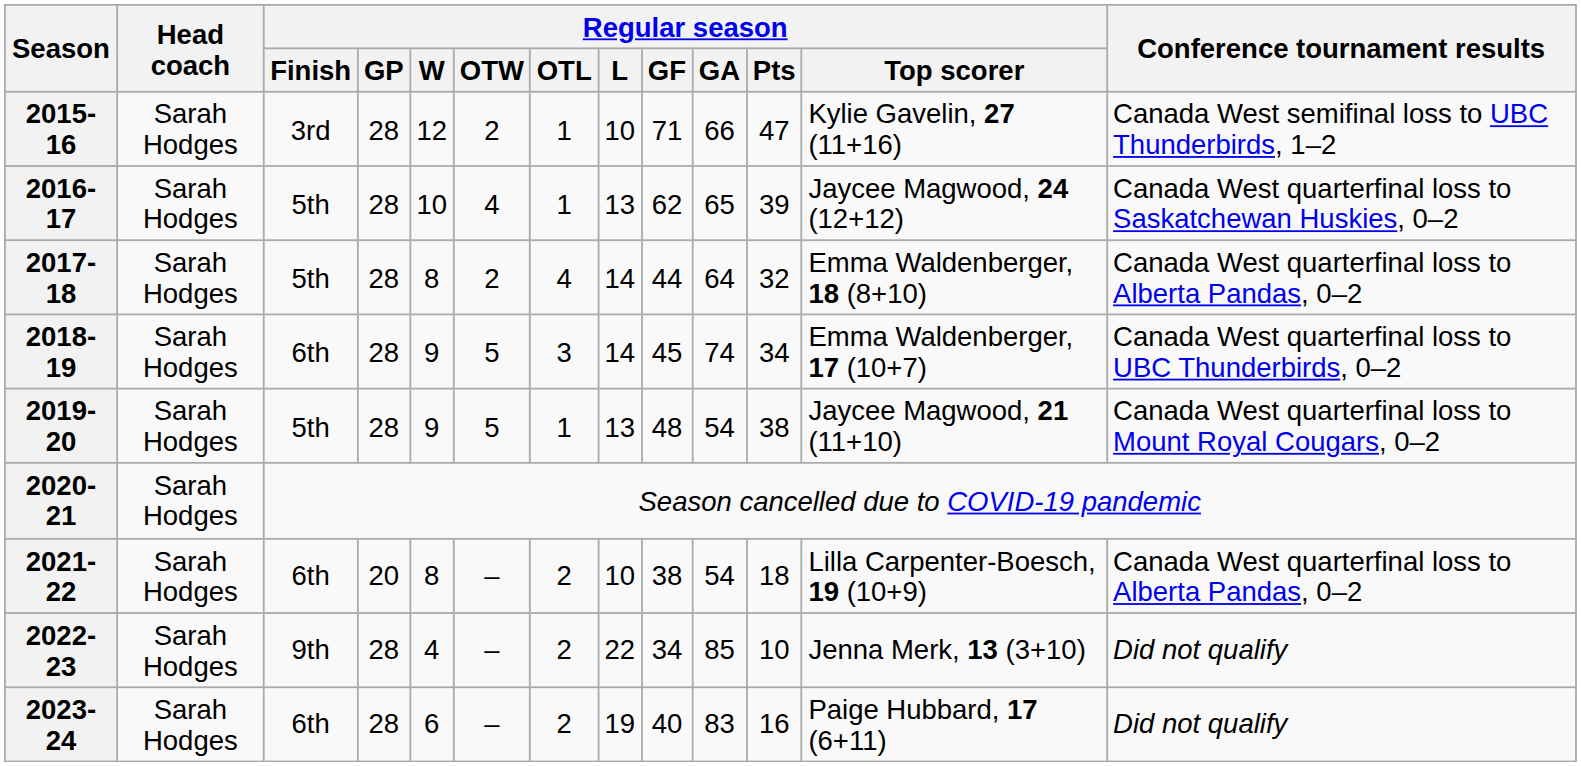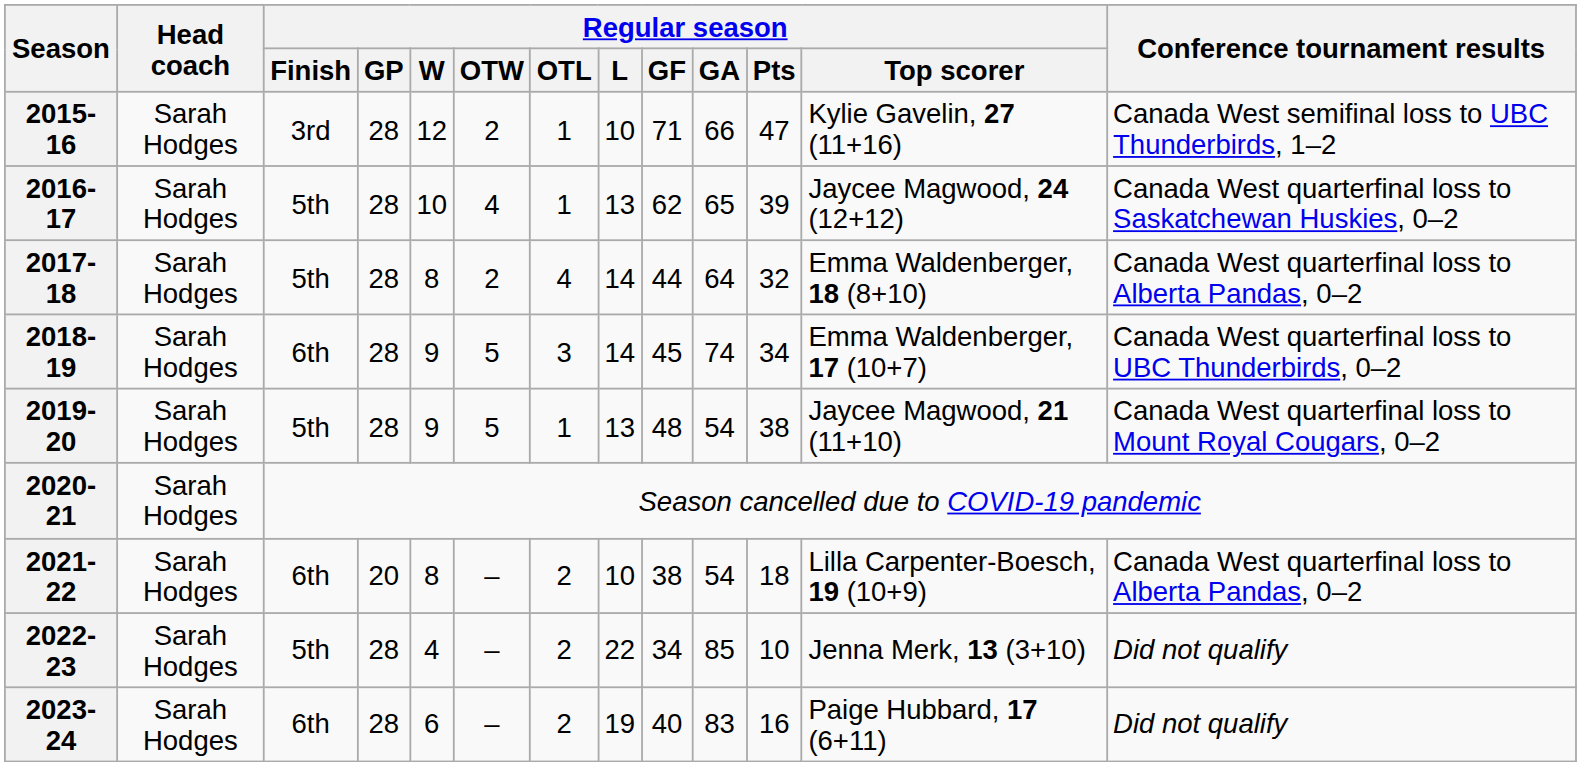(311, 650) 9th -> (311, 650) 5th
